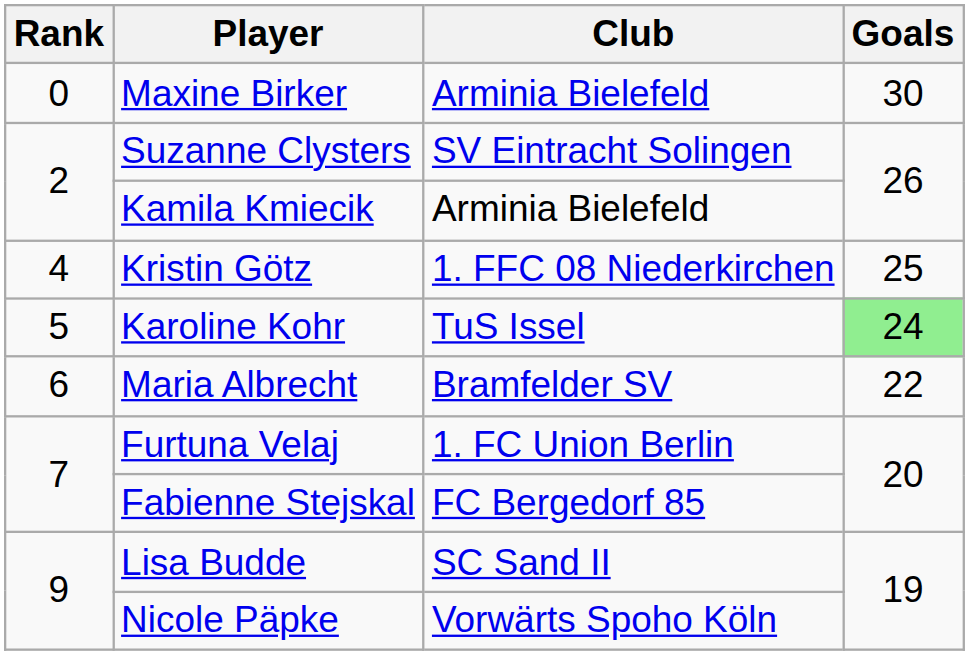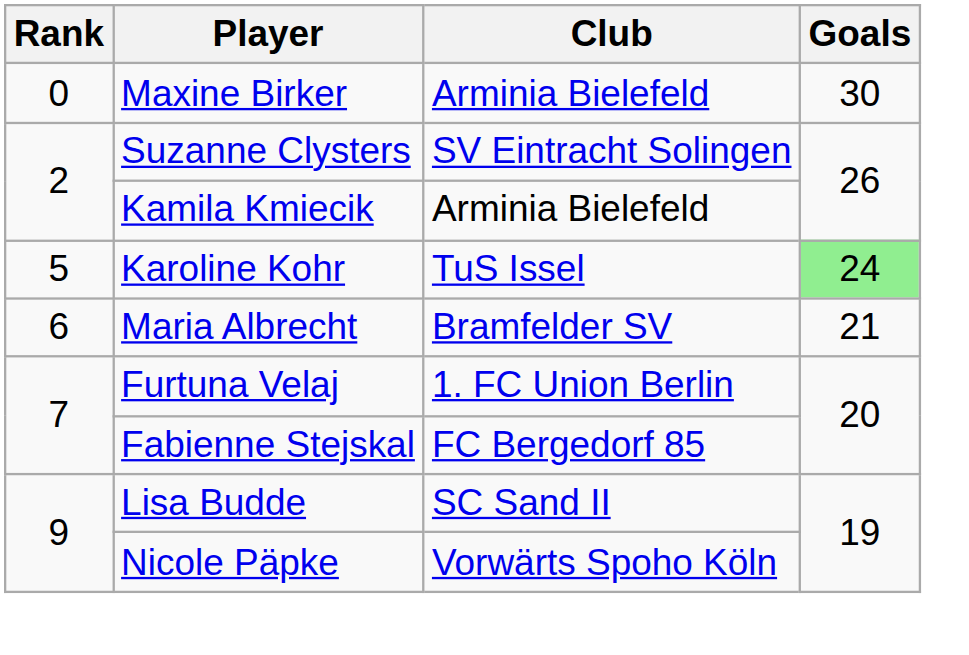- row: (217, 268)
(903, 385) 22 -> (860, 326) 21
